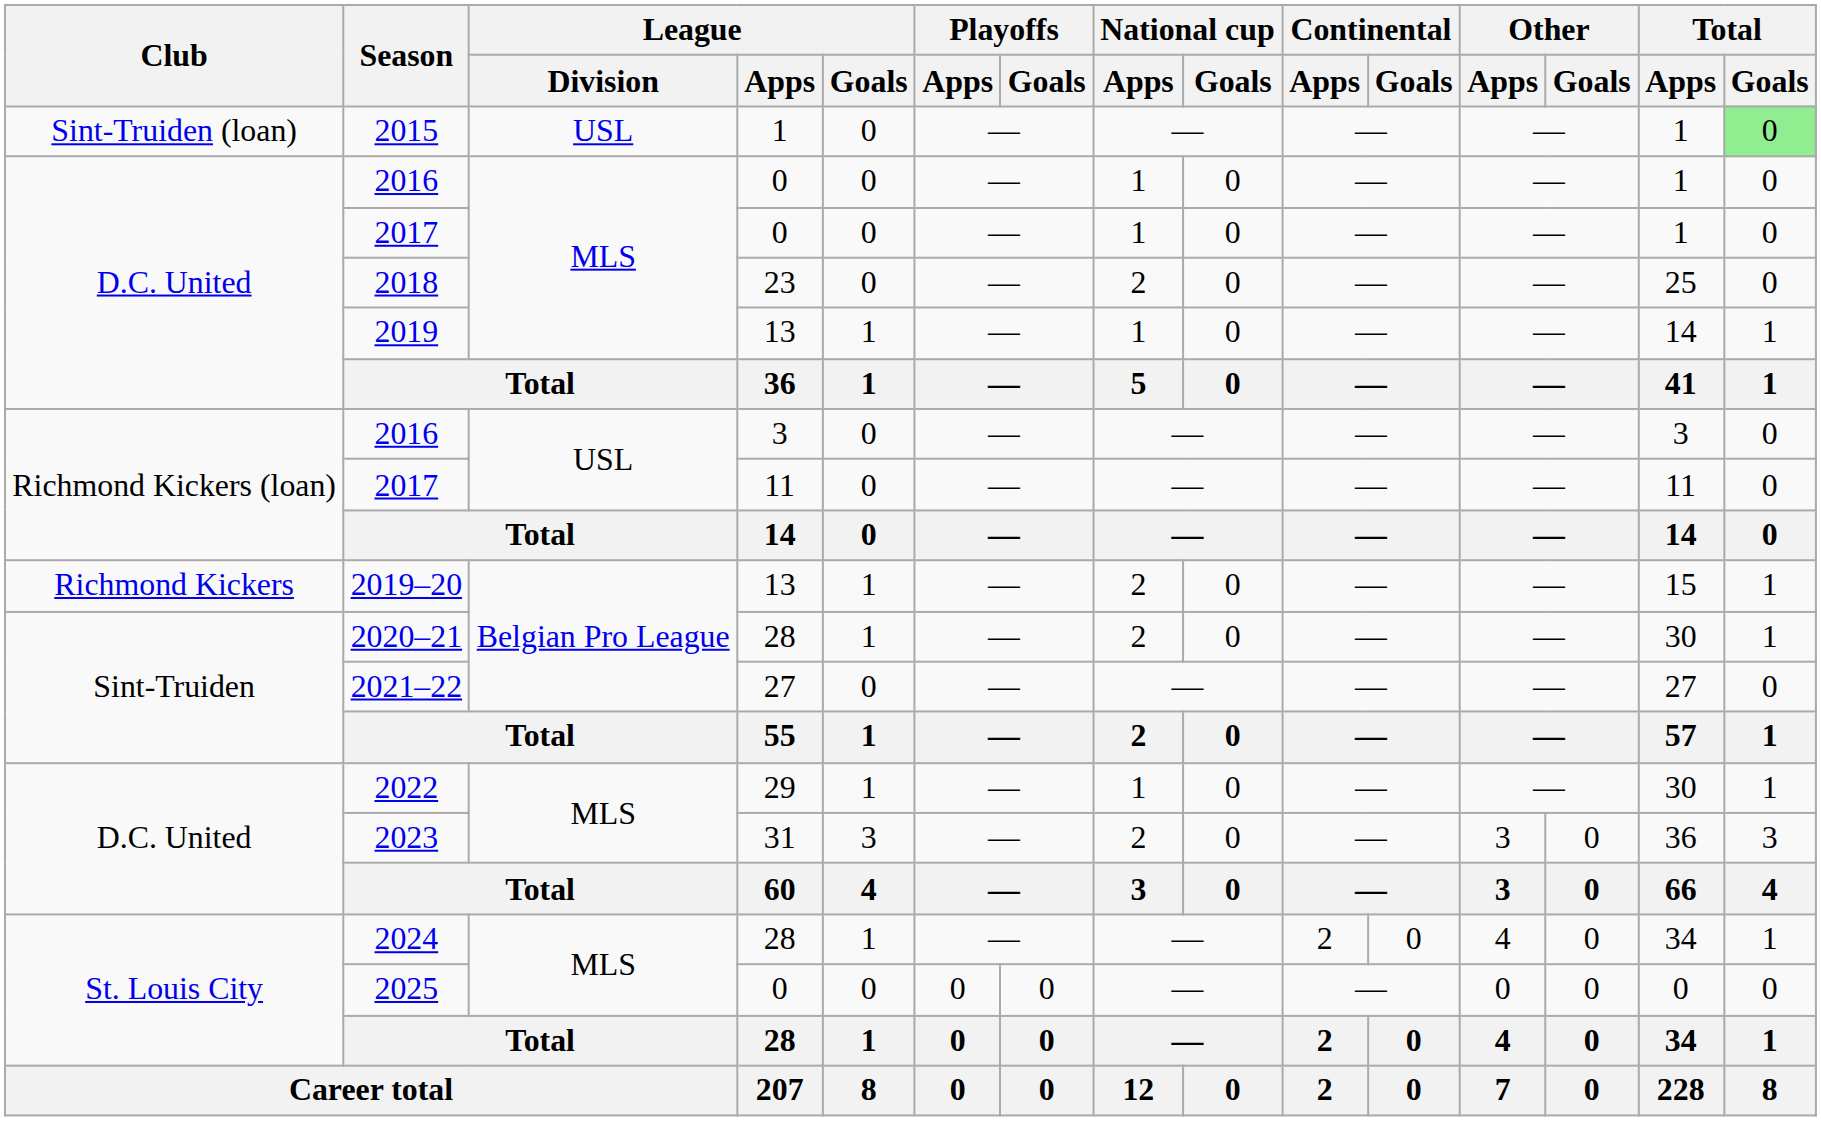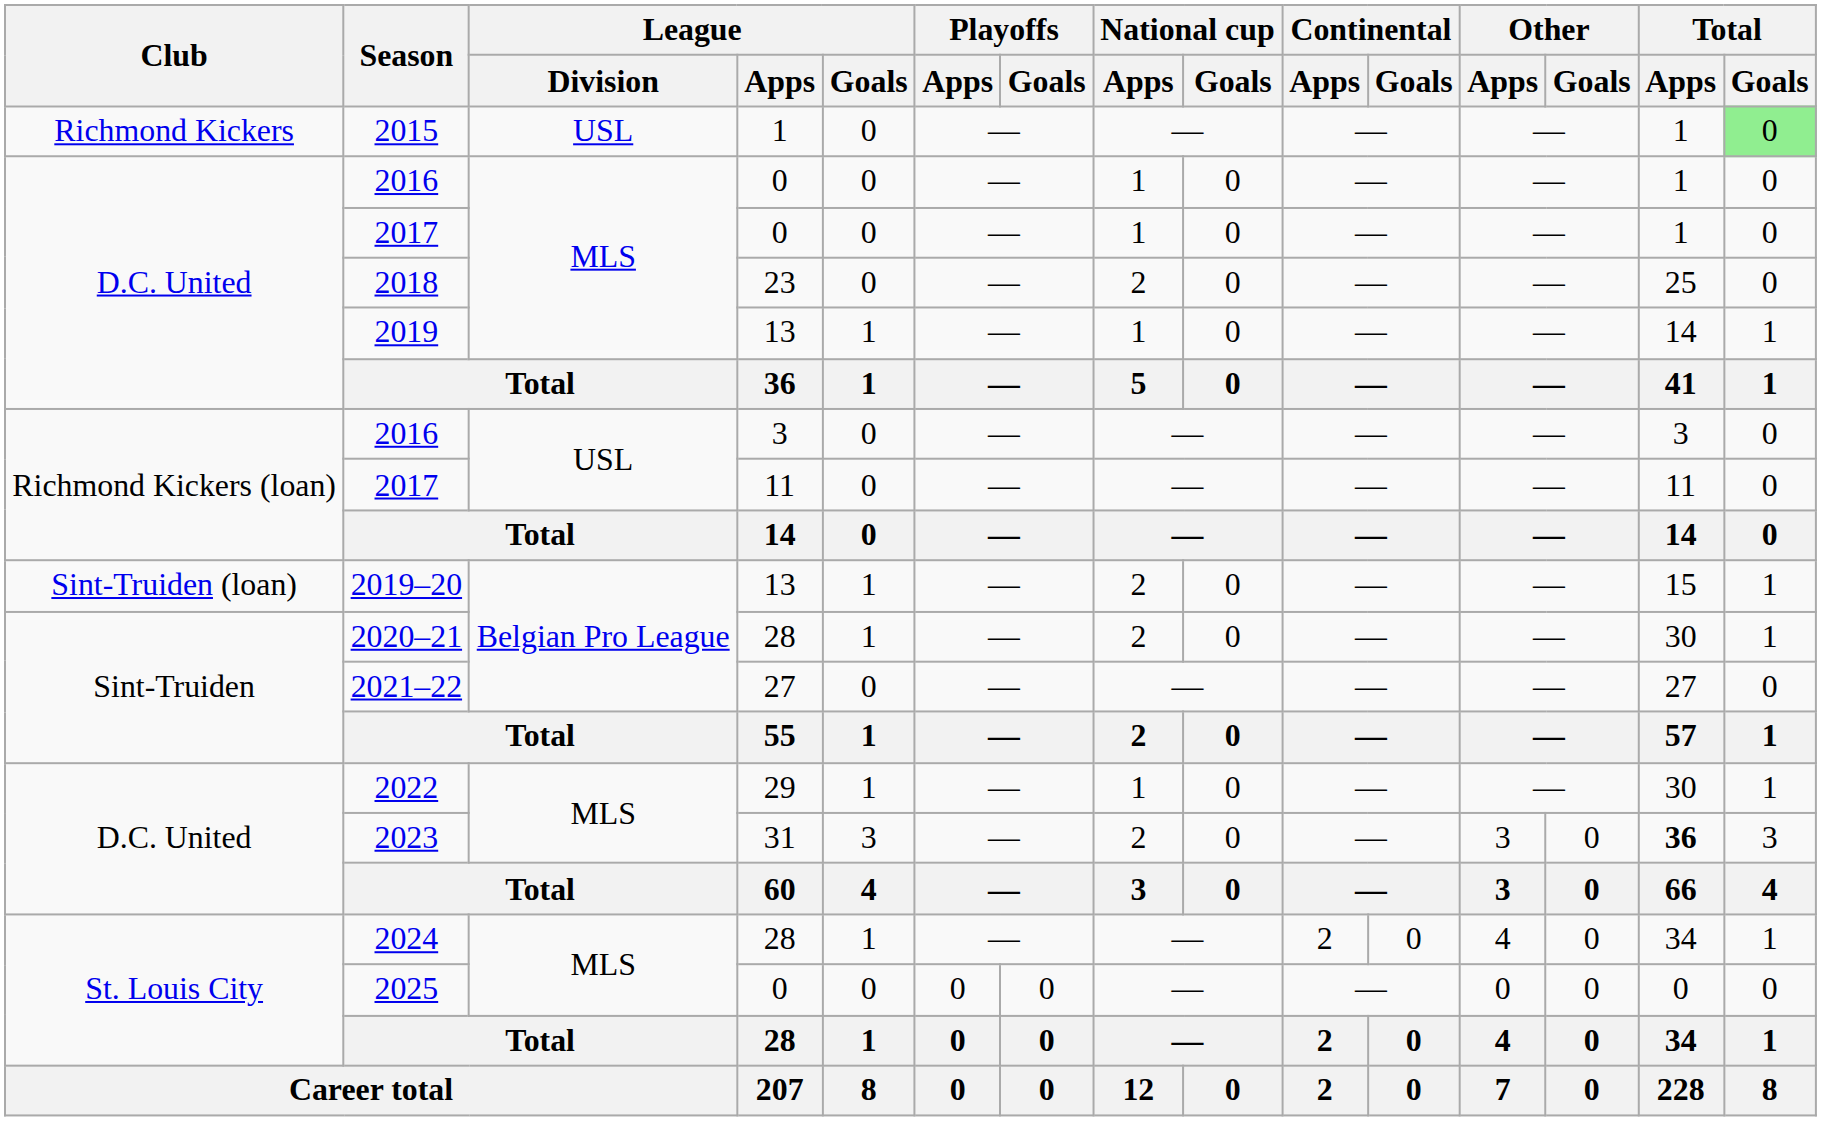(174, 130) Sint-Truiden (loan) -> (174, 130) Richmond Kickers
(174, 585) Richmond Kickers -> (174, 585) Sint-Truiden (loan)
(1681, 837) normal -> (1681, 837) bold
